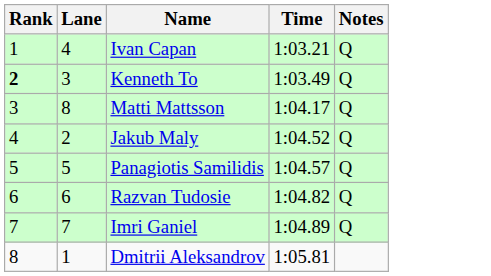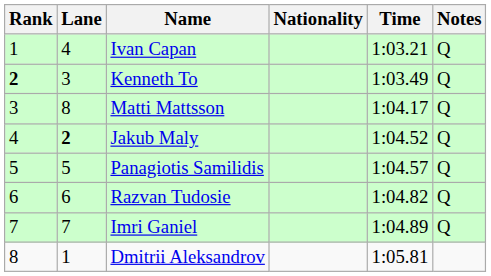+ column: (318, 19)
(66, 138) normal -> (66, 138) bold
